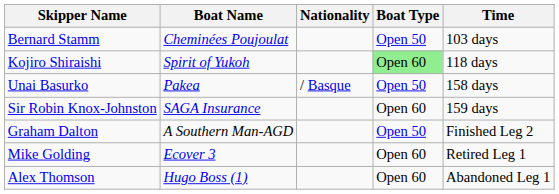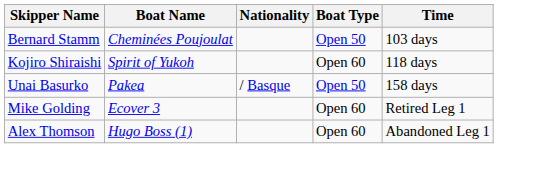(401, 62) lightgreen background -> (341, 62) no background
- row: (82, 108)
- row: (53, 131)
